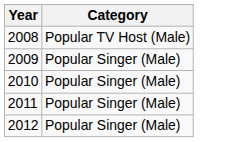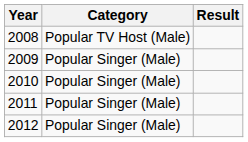+ column: (218, 15)
